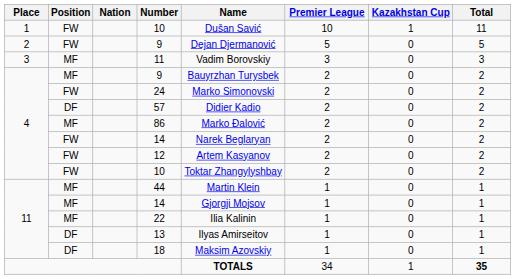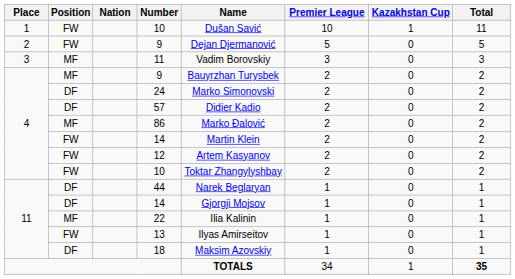(71, 92) FW -> (71, 92) DF
(233, 140) Narek Beglaryan -> (233, 140) Martin Klein
(71, 187) MF -> (71, 187) DF
(233, 187) Martin Klein -> (233, 187) Narek Beglaryan
(71, 203) MF -> (71, 203) DF
(71, 235) DF -> (71, 235) FW
